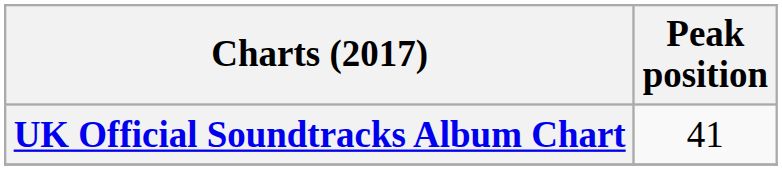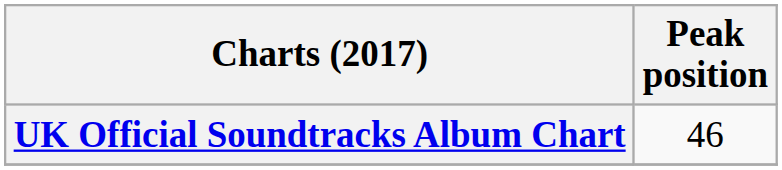(705, 134) 41 -> (705, 134) 46
